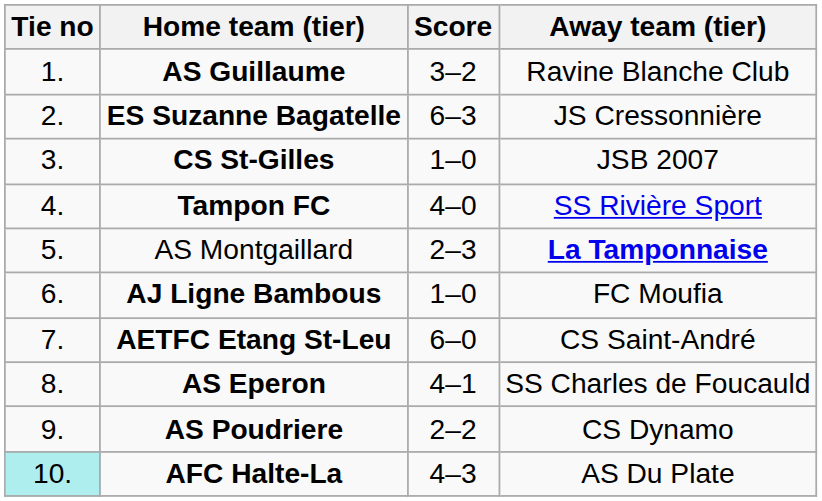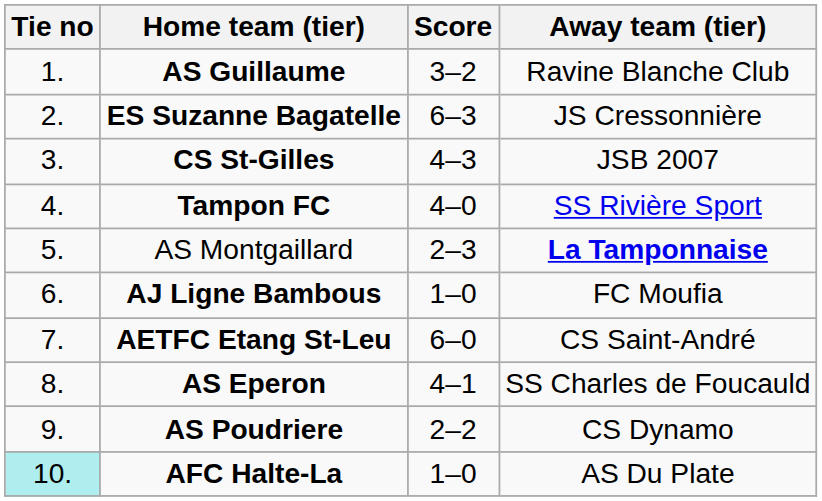(453, 160) 1–0 -> (453, 160) 4–3
(453, 473) 4–3 -> (453, 473) 1–0
